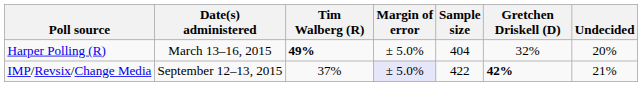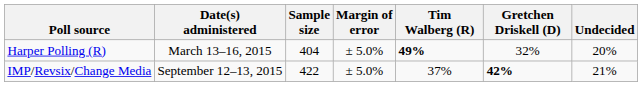columns swapped: (460, 22) <-> (329, 22)
(405, 71) lavender background -> (364, 71) no background
